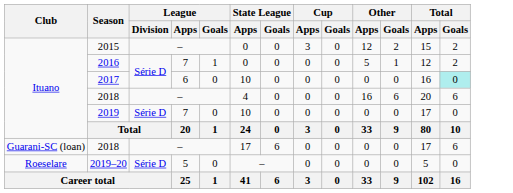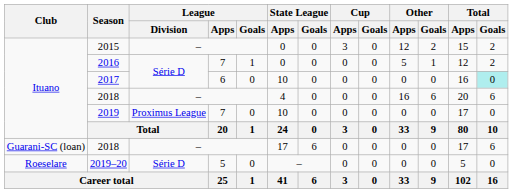(150, 113) Série D -> (169, 113) Proximus League
